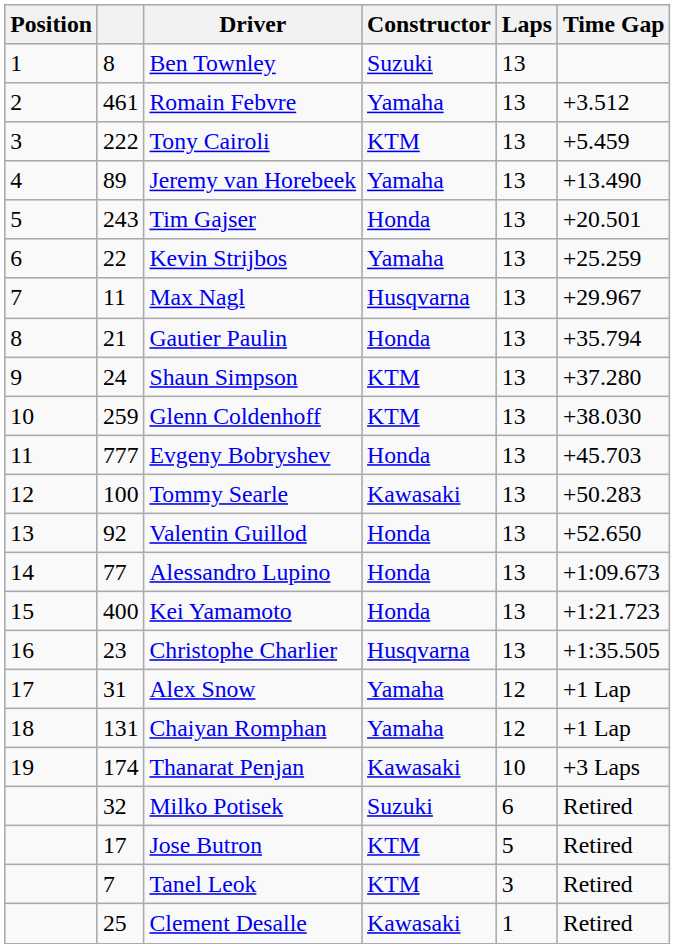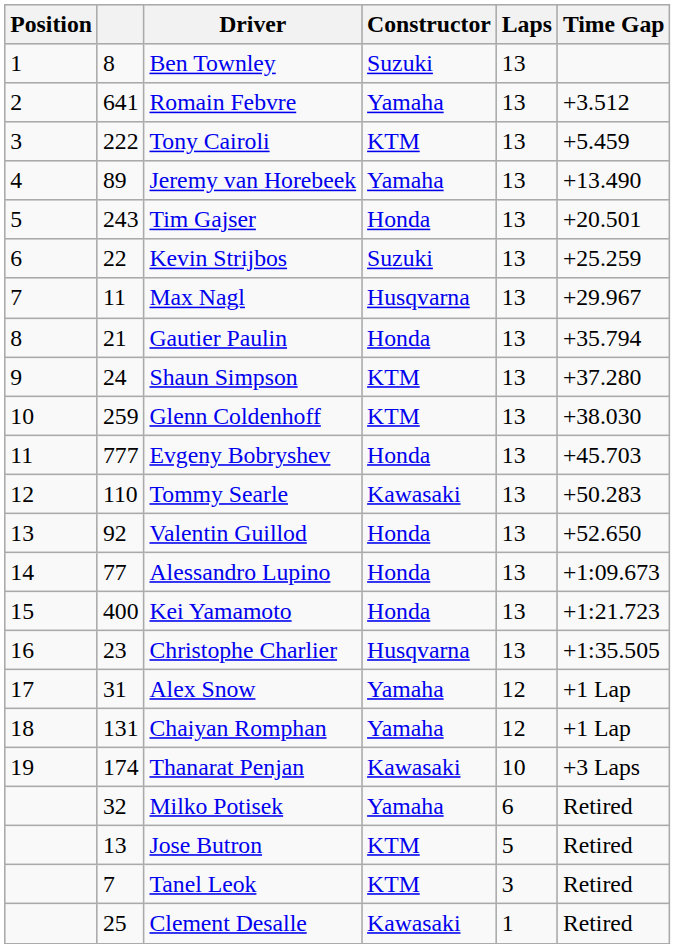(121, 102) 461 -> (121, 102) 641
(405, 258) Yamaha -> (400, 258) Suzuki
(121, 493) 100 -> (120, 493) 110
(400, 806) Suzuki -> (405, 806) Yamaha
(115, 845) 17 -> (115, 845) 13
